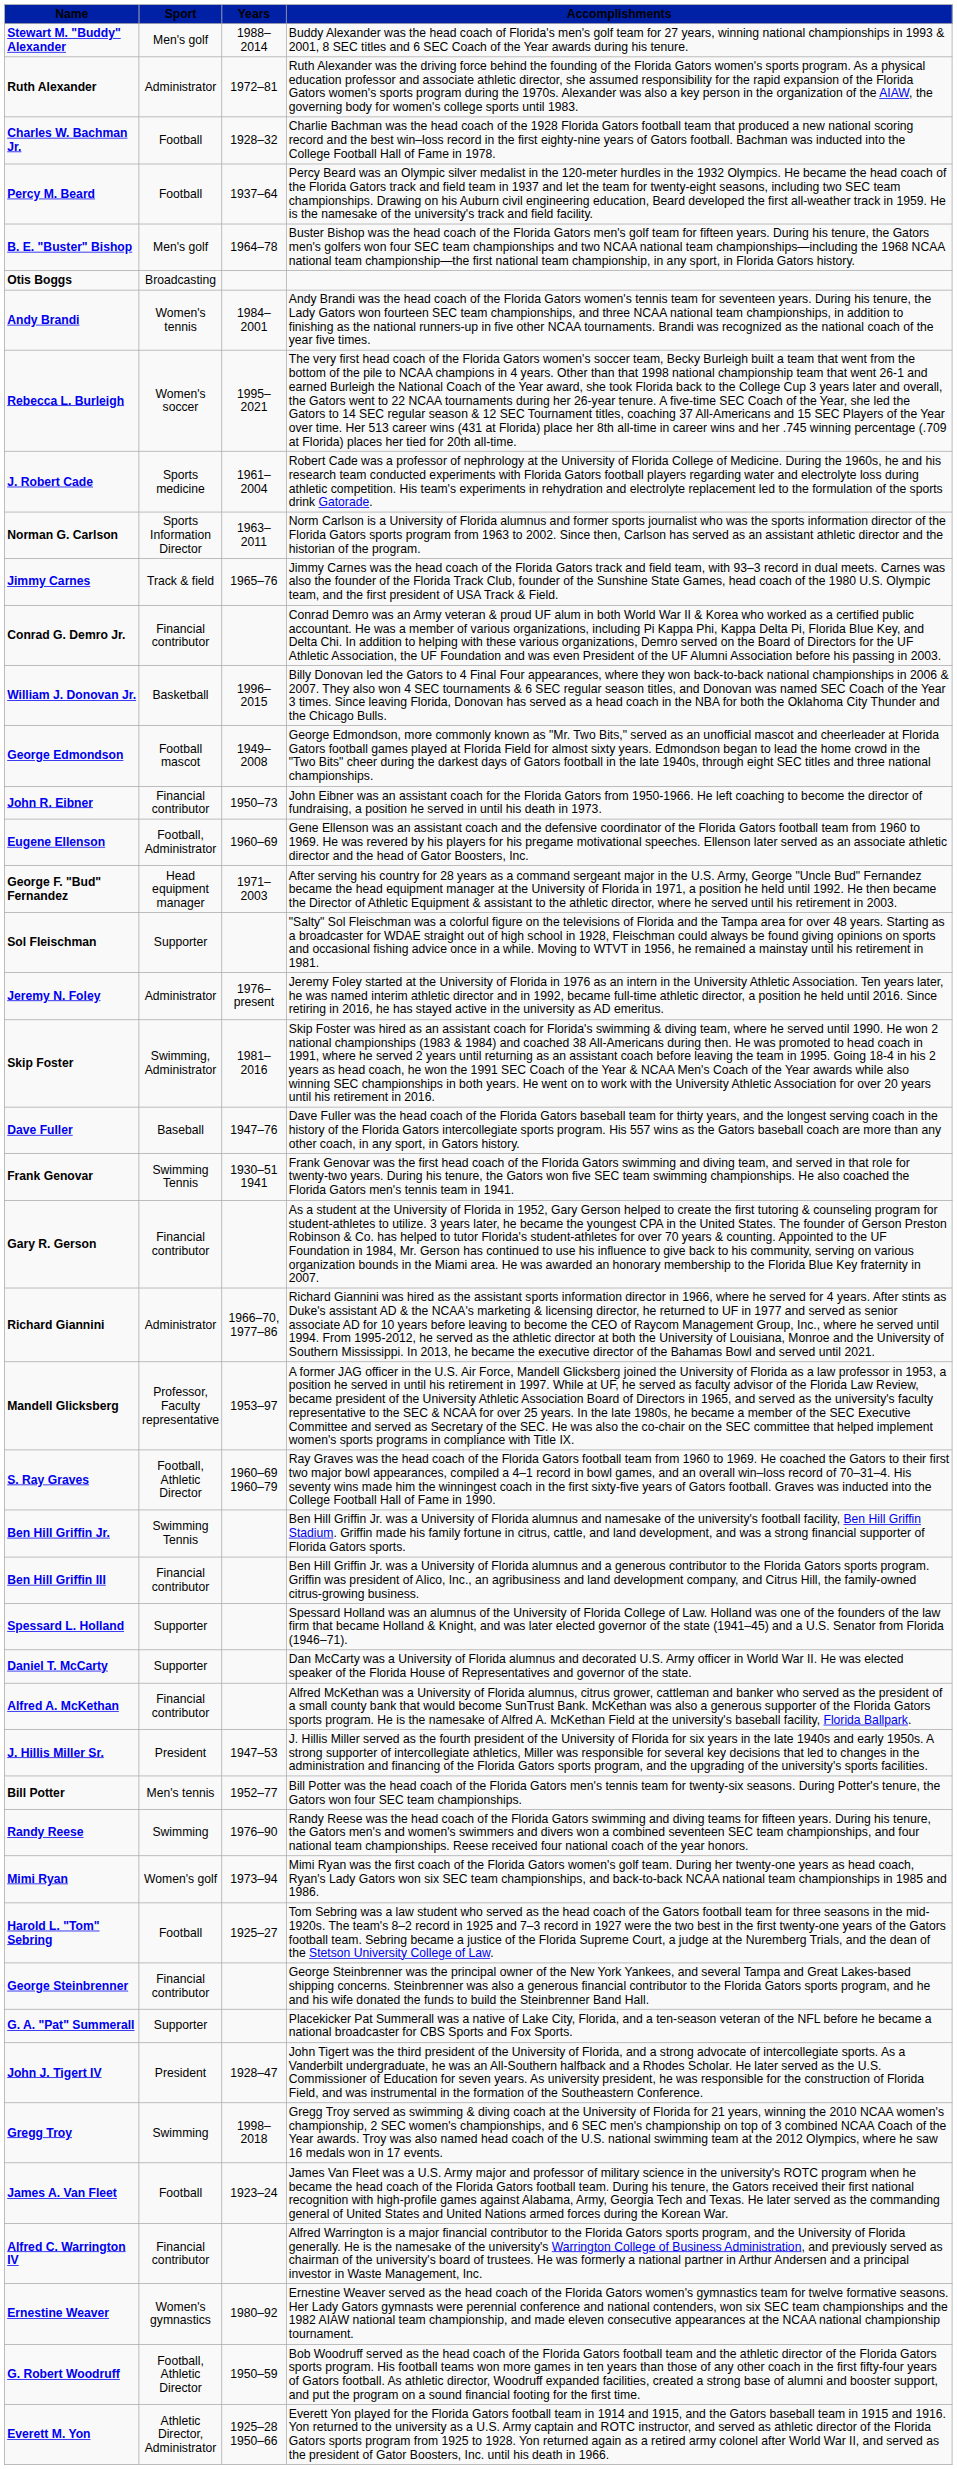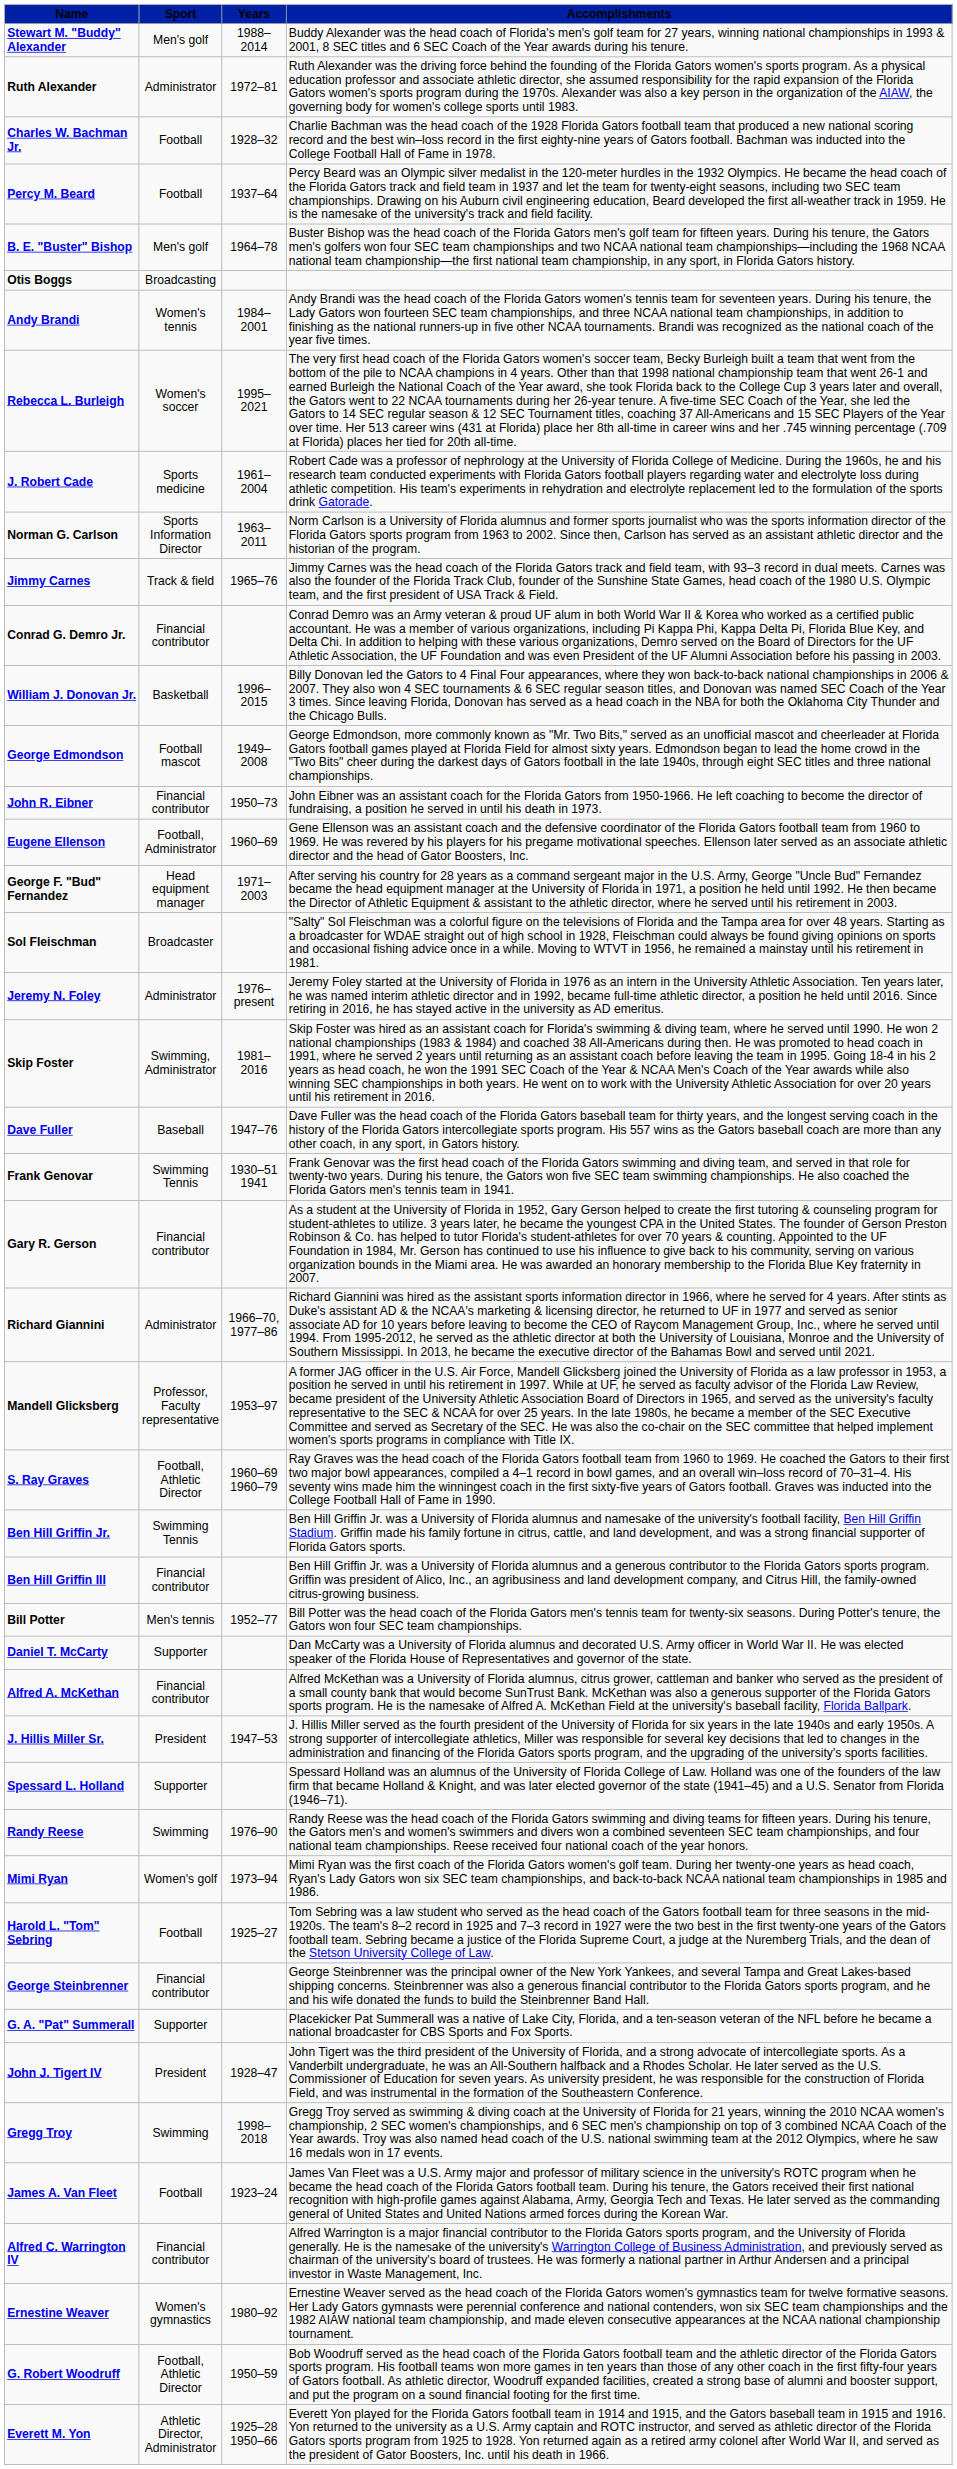(181, 942) Supporter -> (181, 942) Broadcaster
rows swapped: (66, 1626) <-> (36, 1792)
